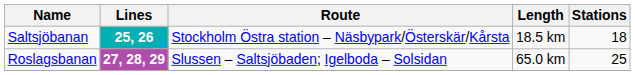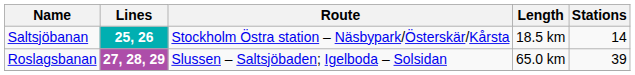(619, 37) 18 -> (619, 37) 14
(619, 59) 25 -> (619, 59) 39
